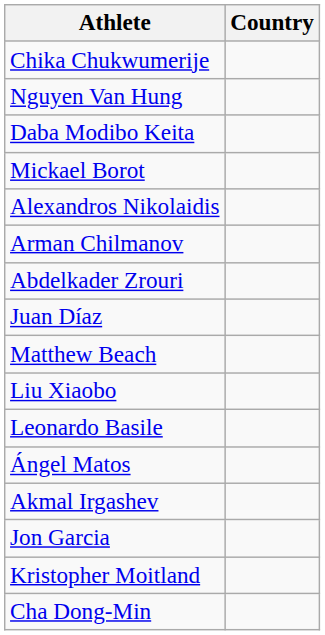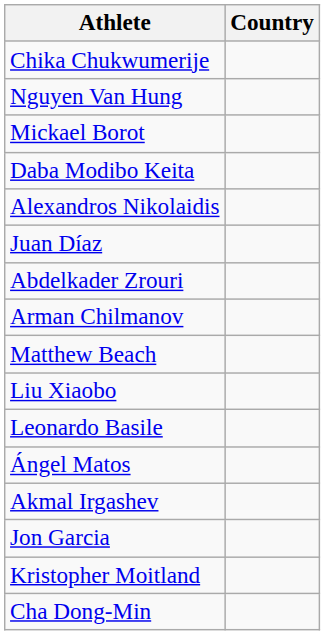rows swapped: (77, 170) <-> (102, 133)
rows swapped: (97, 243) <-> (56, 317)
